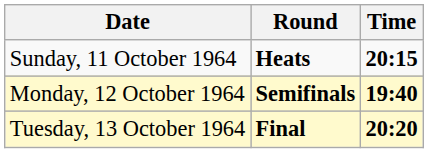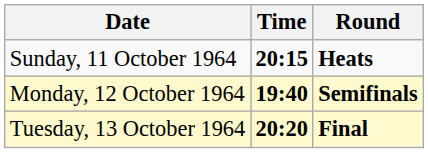columns swapped: (392, 22) <-> (305, 22)
